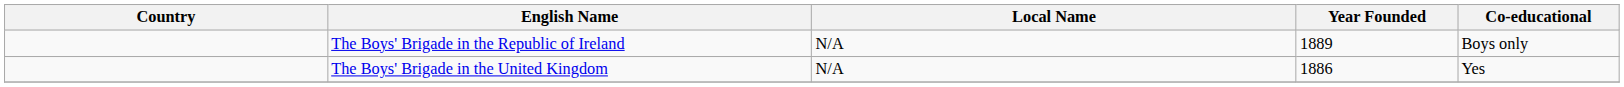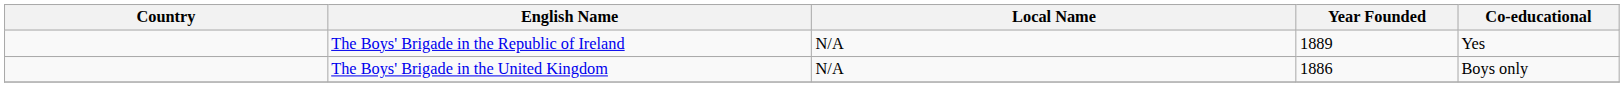(1495, 43) Boys only -> (1473, 43) Yes
(1473, 69) Yes -> (1495, 69) Boys only
